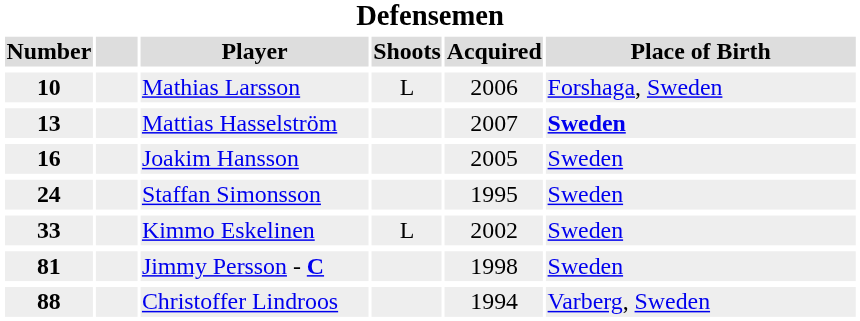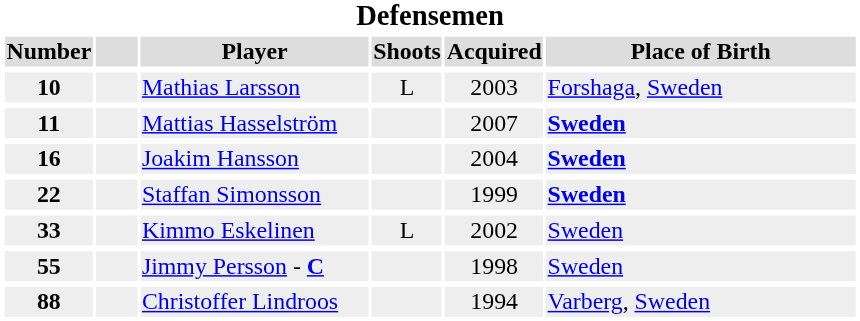(494, 87) 2006 -> (494, 87) 2003
(49, 122) 13 -> (49, 122) 11
(494, 158) 2005 -> (494, 158) 2004
(585, 158) normal -> (587, 158) bold
(49, 194) 24 -> (49, 194) 22
(494, 194) 1995 -> (494, 194) 1999
(585, 194) normal -> (587, 194) bold
(49, 265) 81 -> (49, 265) 55
